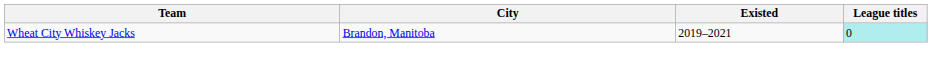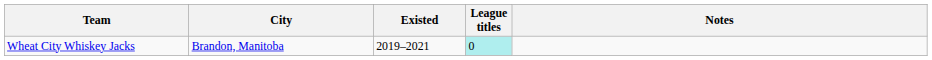+ column: (720, 20)
